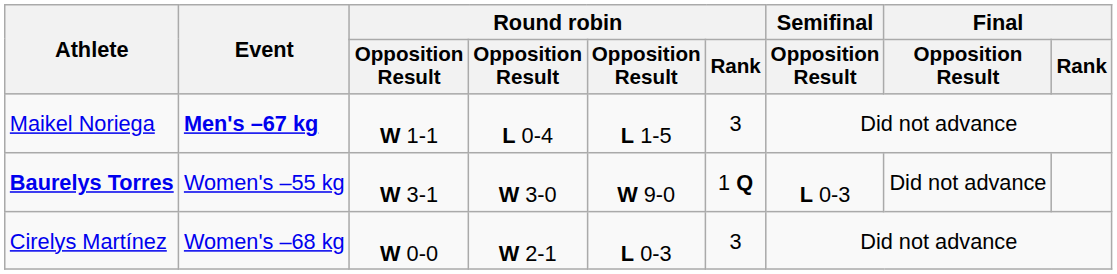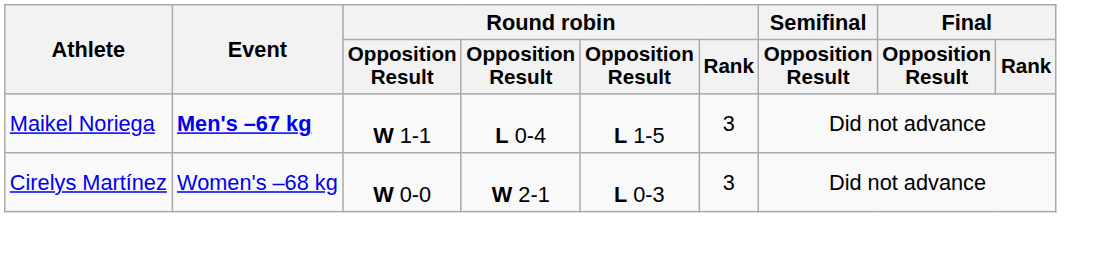- row: (92, 182)
